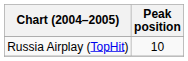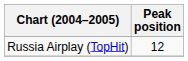(157, 46) 10 -> (157, 46) 12
